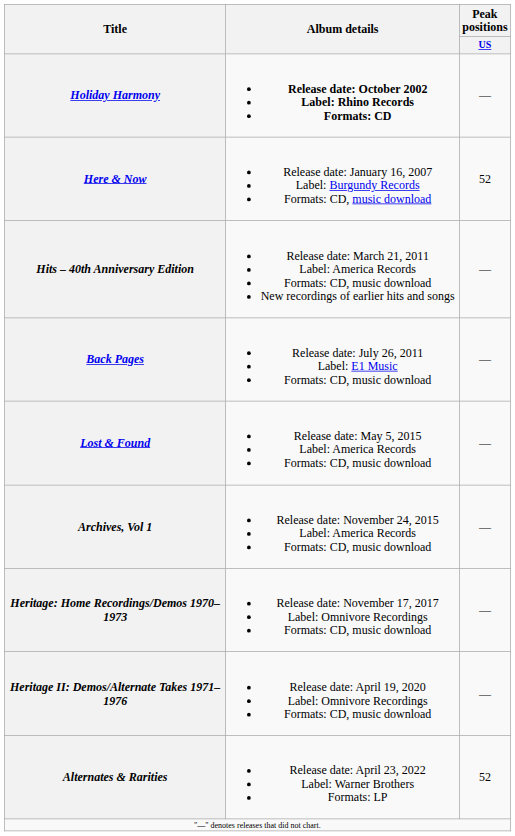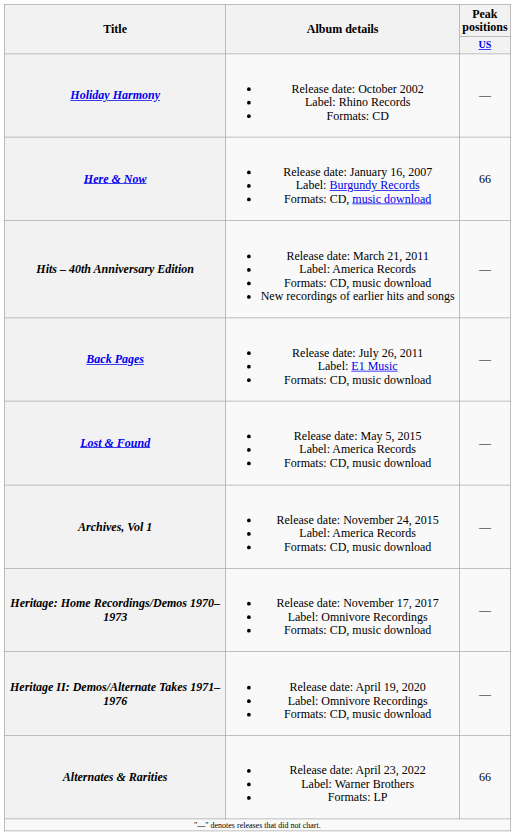(343, 102) bold -> (343, 102) normal
(485, 179) 52 -> (485, 179) 66
(485, 777) 52 -> (485, 777) 66
